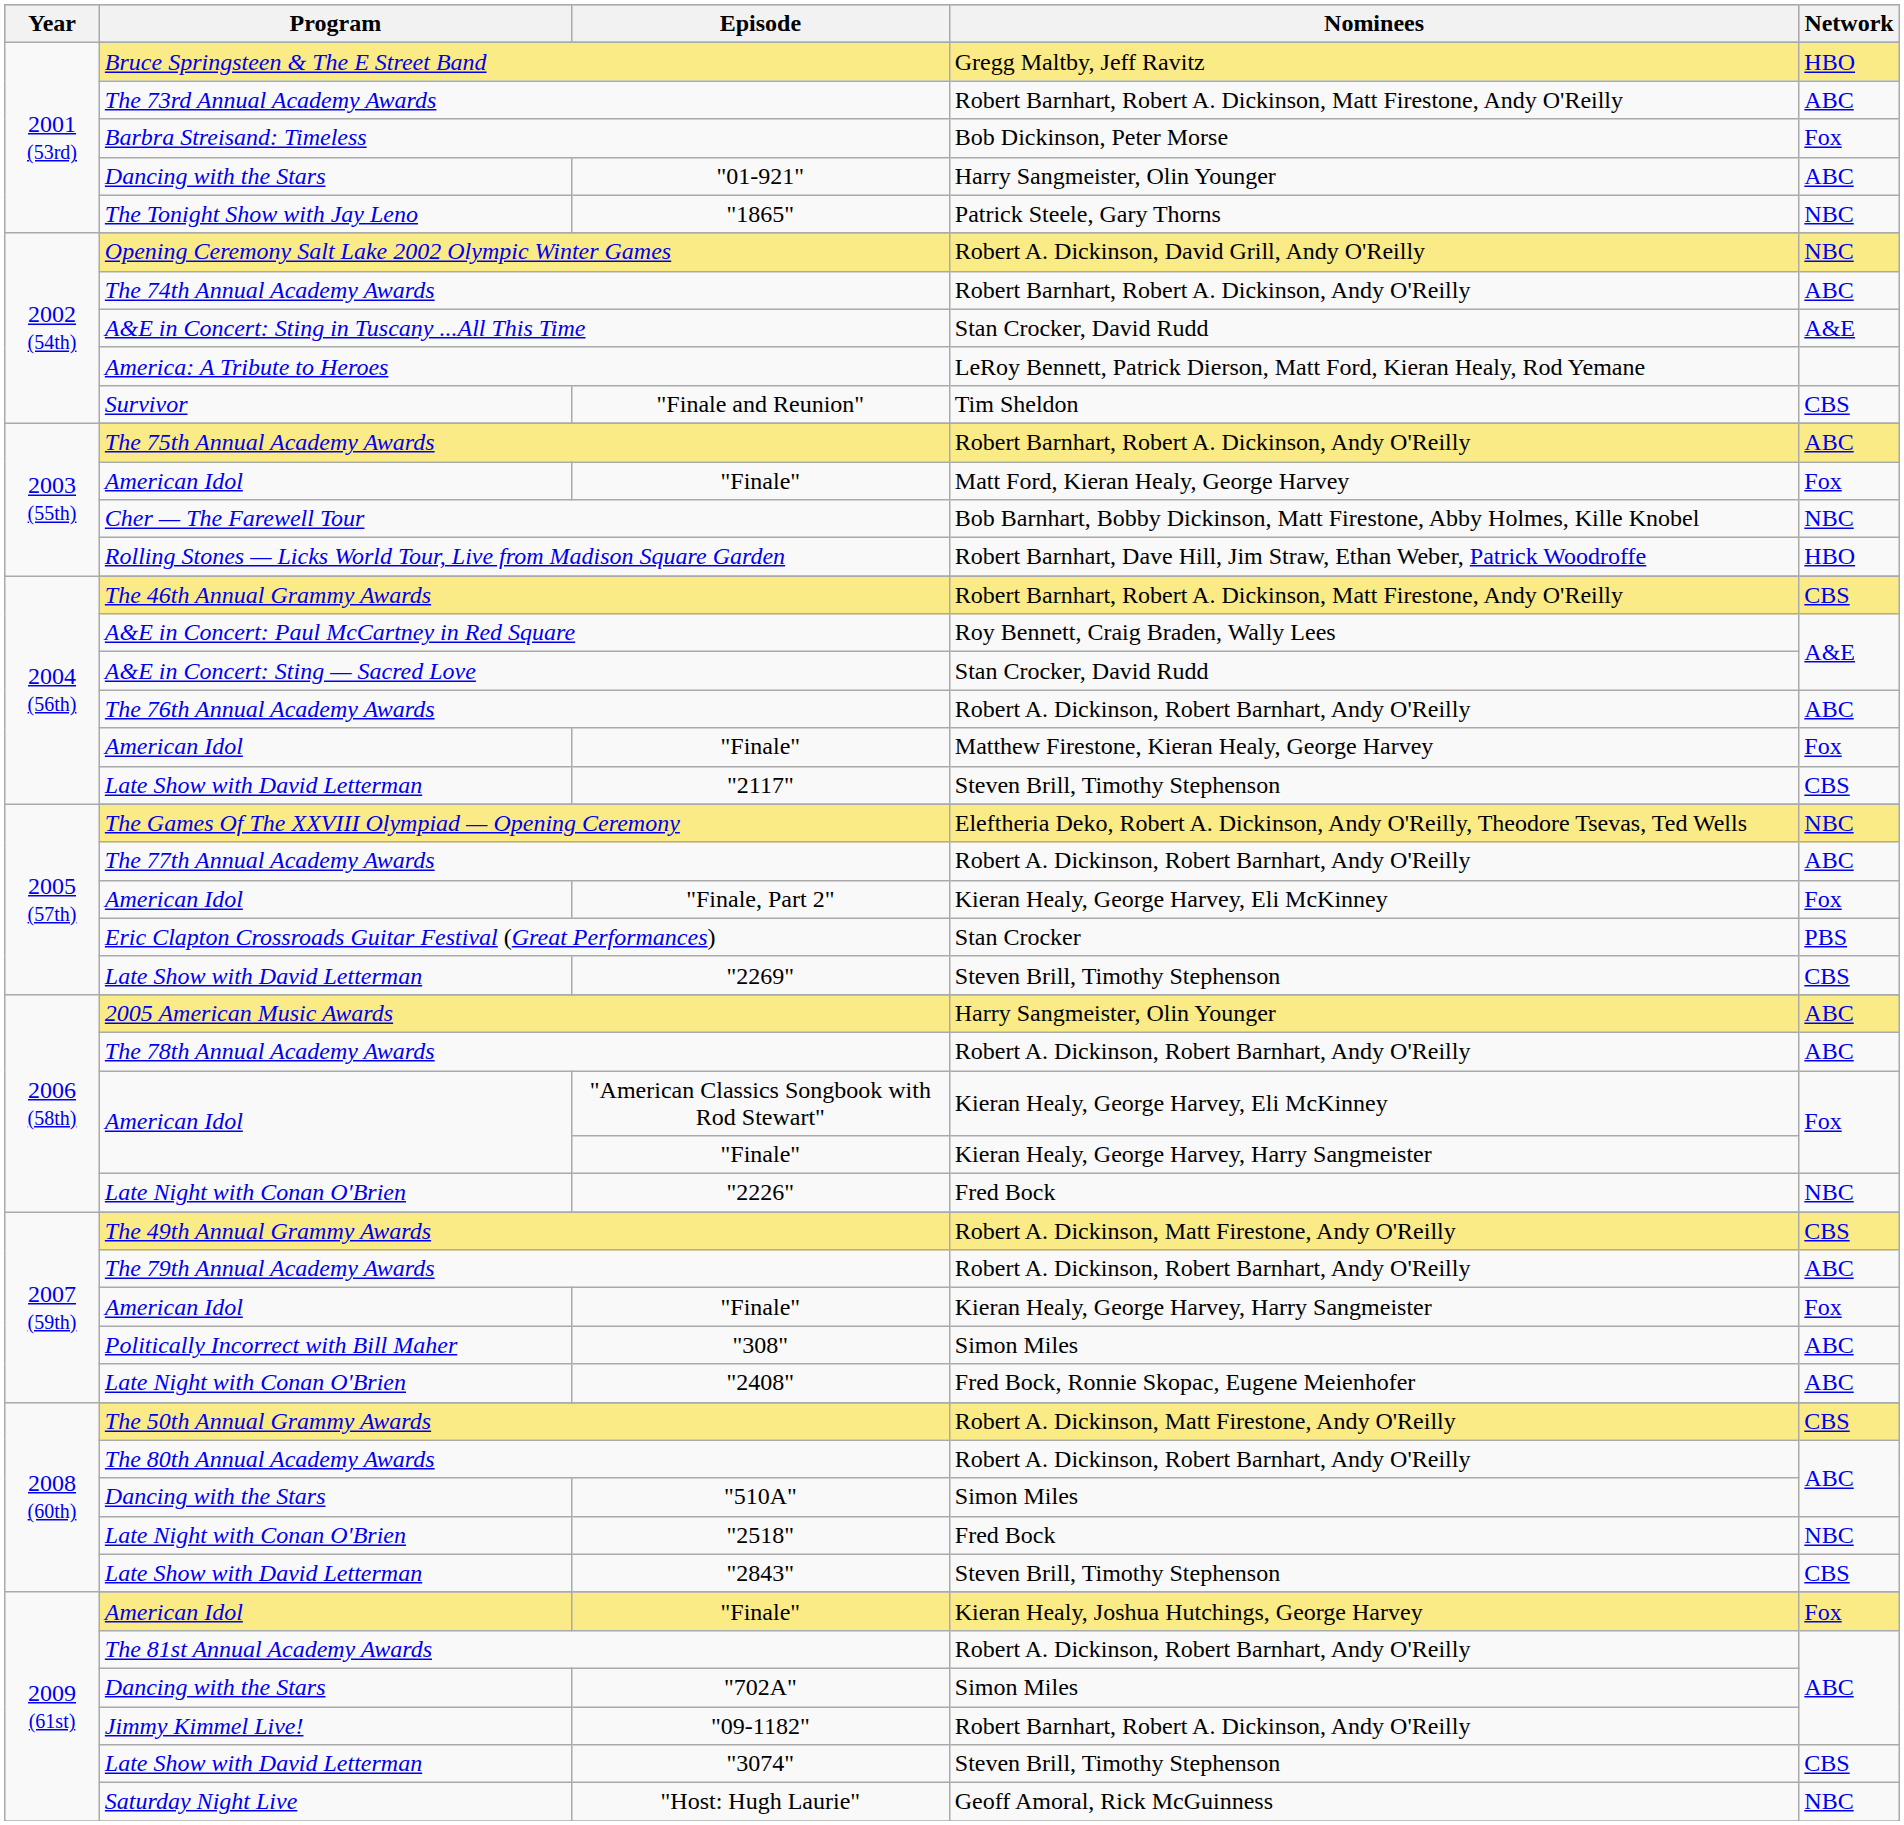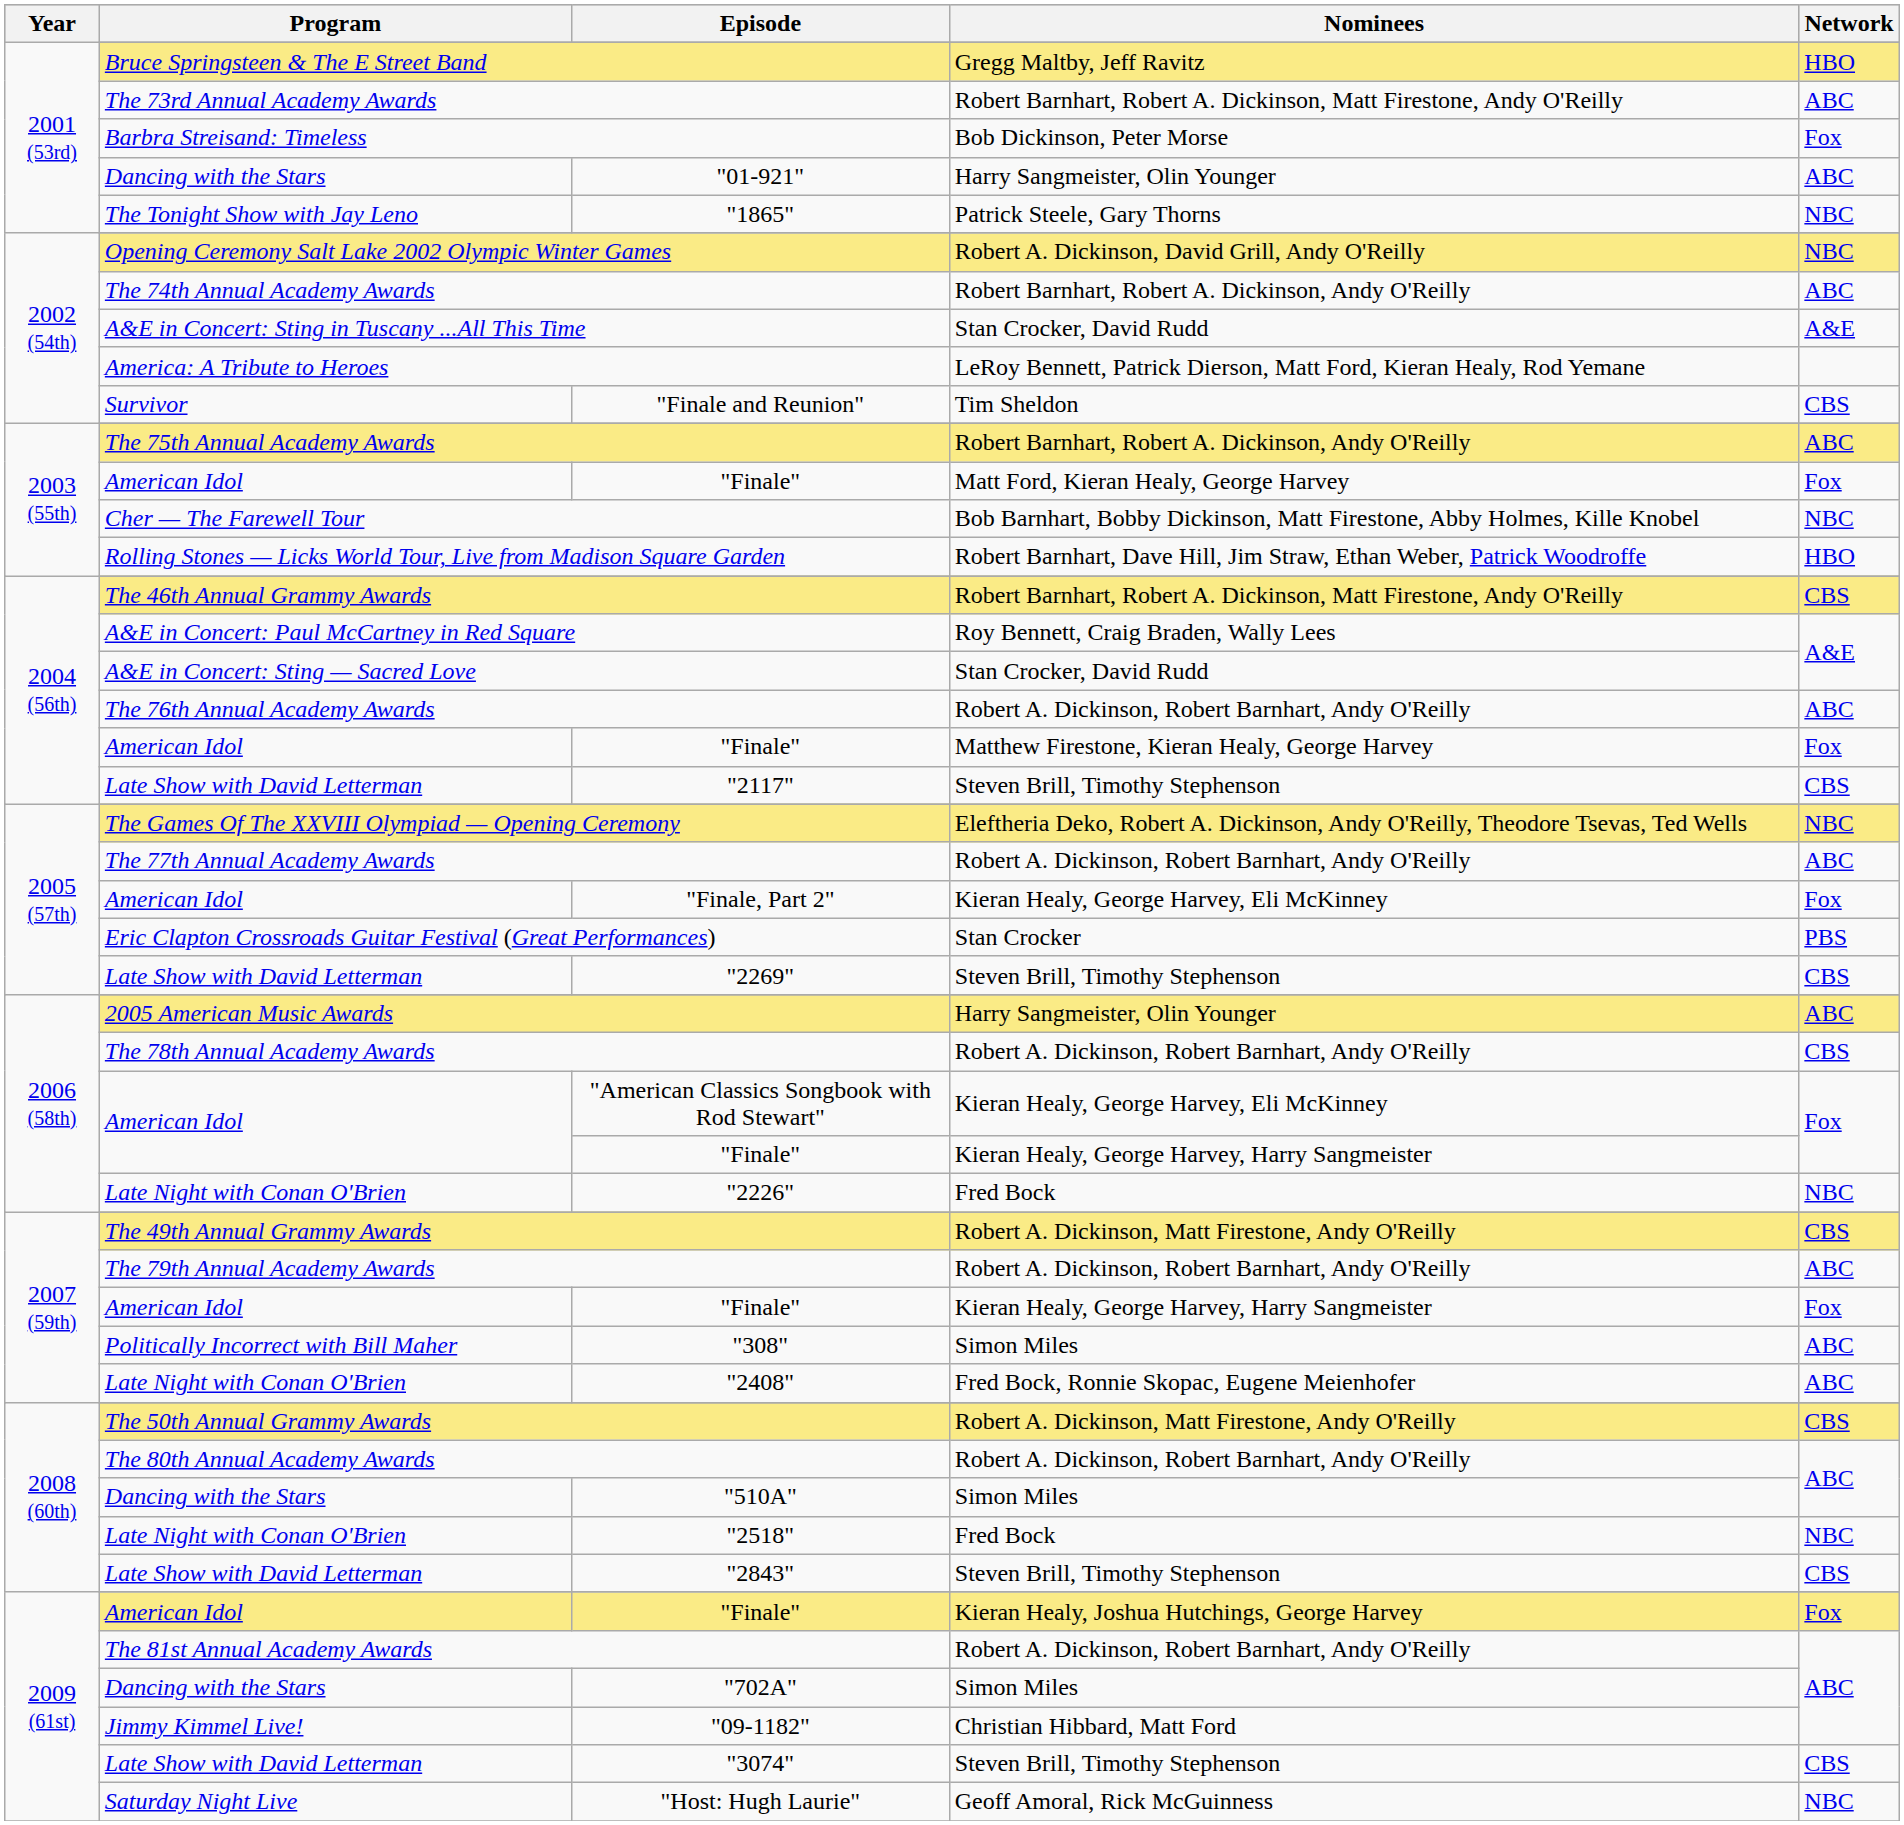(1829, 1051) ABC -> (1827, 1051) CBS
(1213, 1725) Robert Barnhart, Robert A. Dickinson, Andy O'Reilly -> (1095, 1725) Christian Hibbard, Matt Ford
